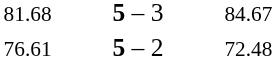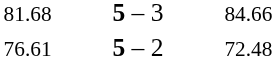(248, 13) 84.67 -> (248, 13) 84.66
